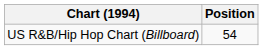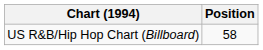(230, 34) 54 -> (230, 34) 58
